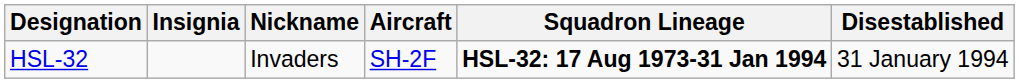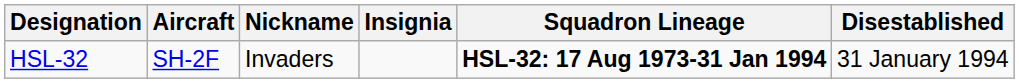columns swapped: (196, 22) <-> (411, 22)
